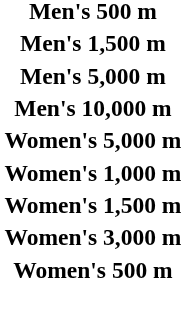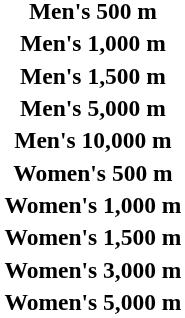+ row: (93, 43)
rows swapped: (93, 270) <-> (93, 140)
